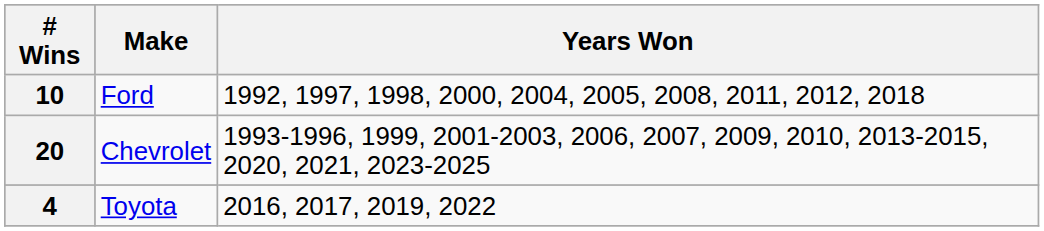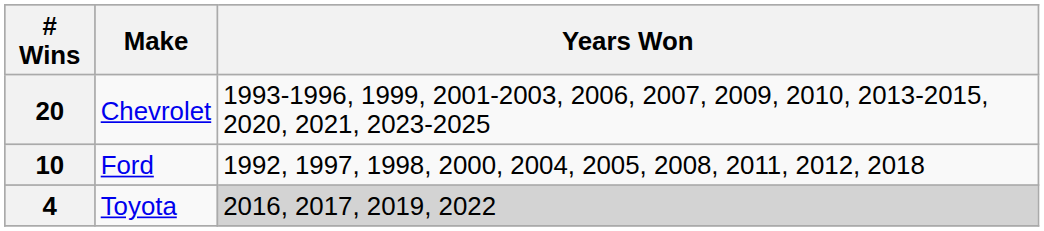rows swapped: (50, 151) <-> (50, 95)
(360, 206) no background -> (360, 206) lightgrey background
